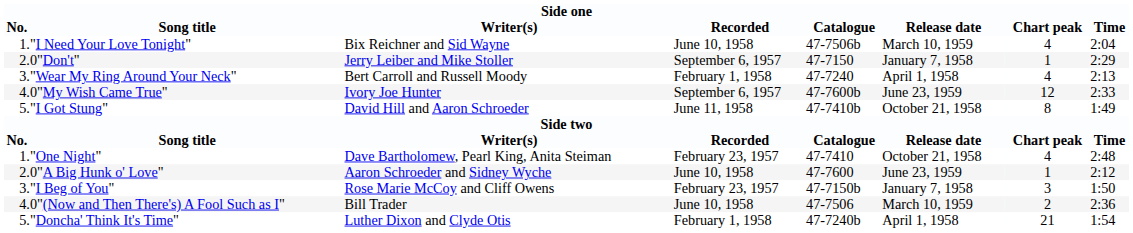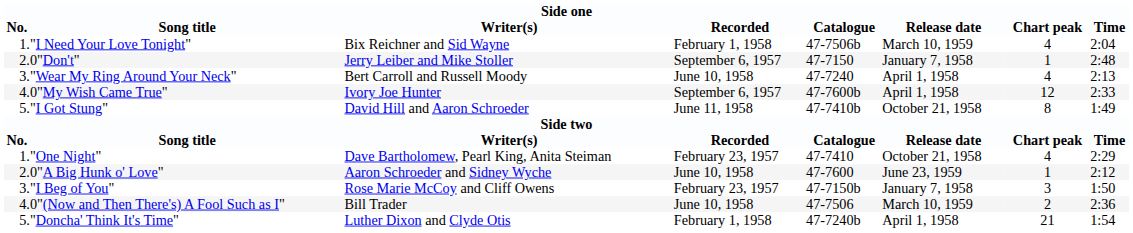(714, 44) June 10, 1958 -> (723, 44) February 1, 1958
(1103, 60) 2:29 -> (1103, 60) 2:48
(723, 76) February 1, 1958 -> (714, 76) June 10, 1958
(922, 92) June 23, 1959 -> (920, 92) April 1, 1958
(1103, 156) 2:48 -> (1103, 156) 2:29
